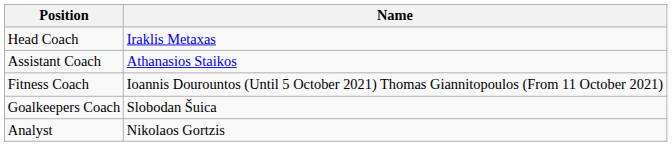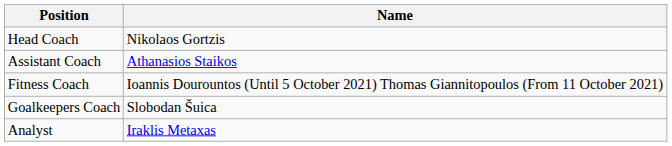(171, 38) Iraklis Metaxas -> (176, 38) Nikolaos Gortzis
(176, 130) Nikolaos Gortzis -> (171, 130) Iraklis Metaxas
